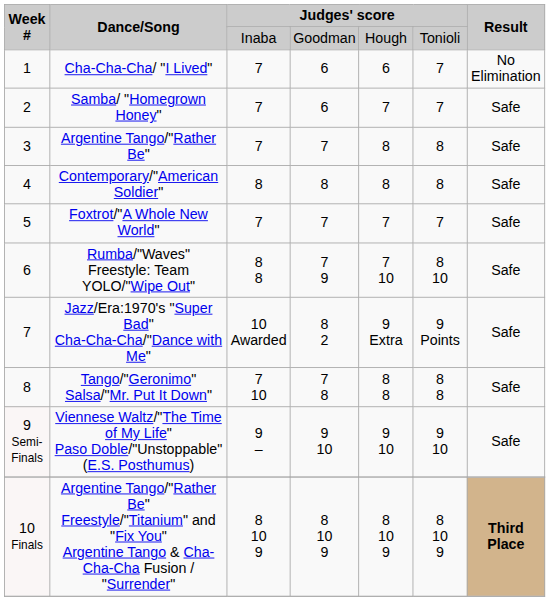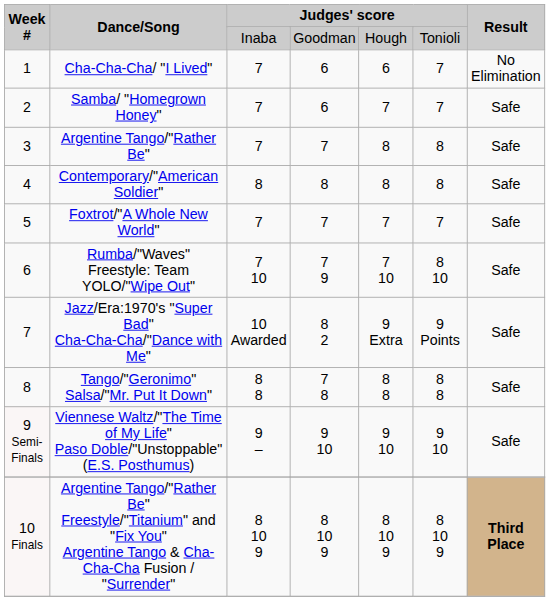(259, 269) 8 8 -> (259, 269) 7 10
(259, 387) 7 10 -> (259, 387) 8 8
